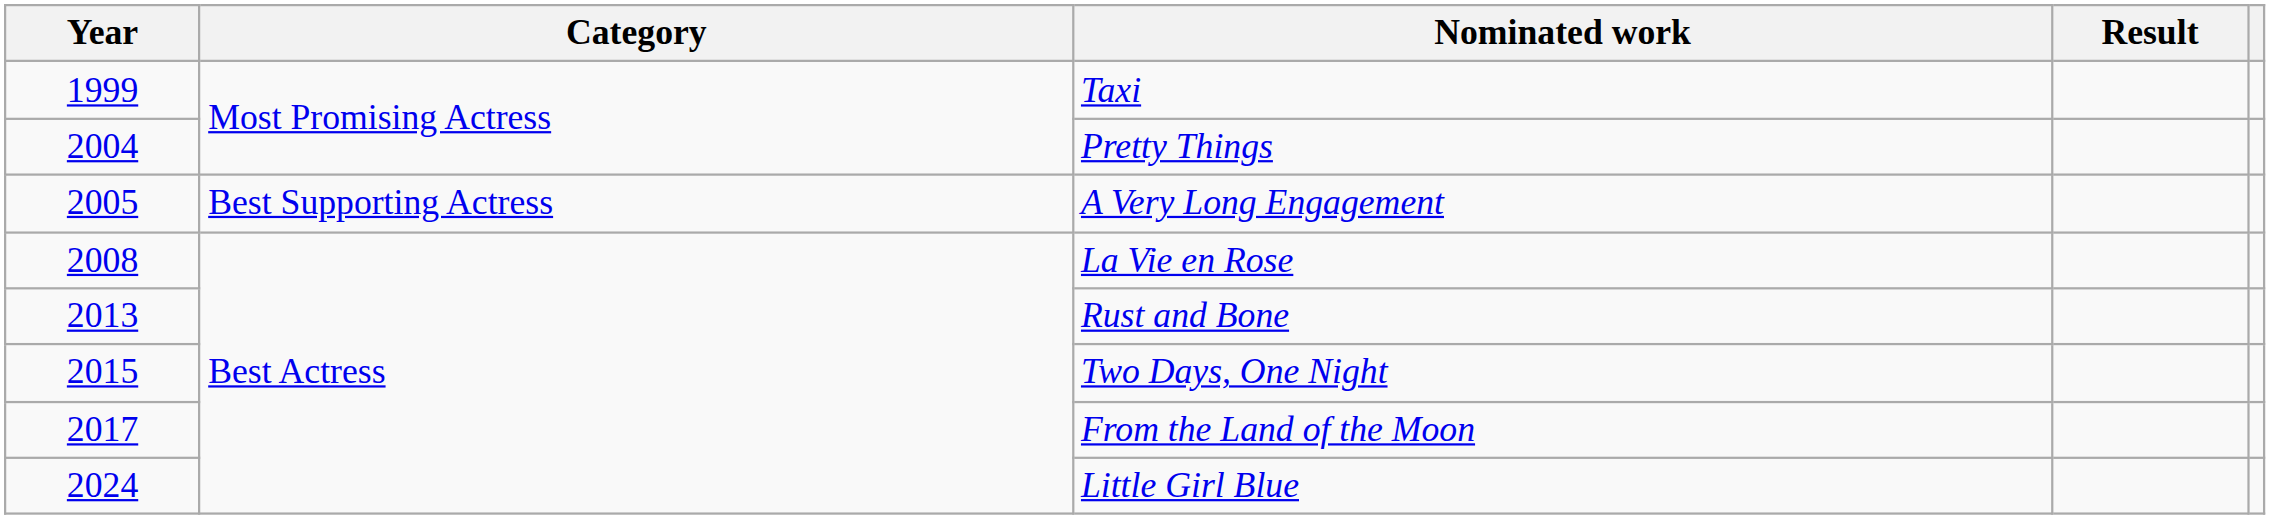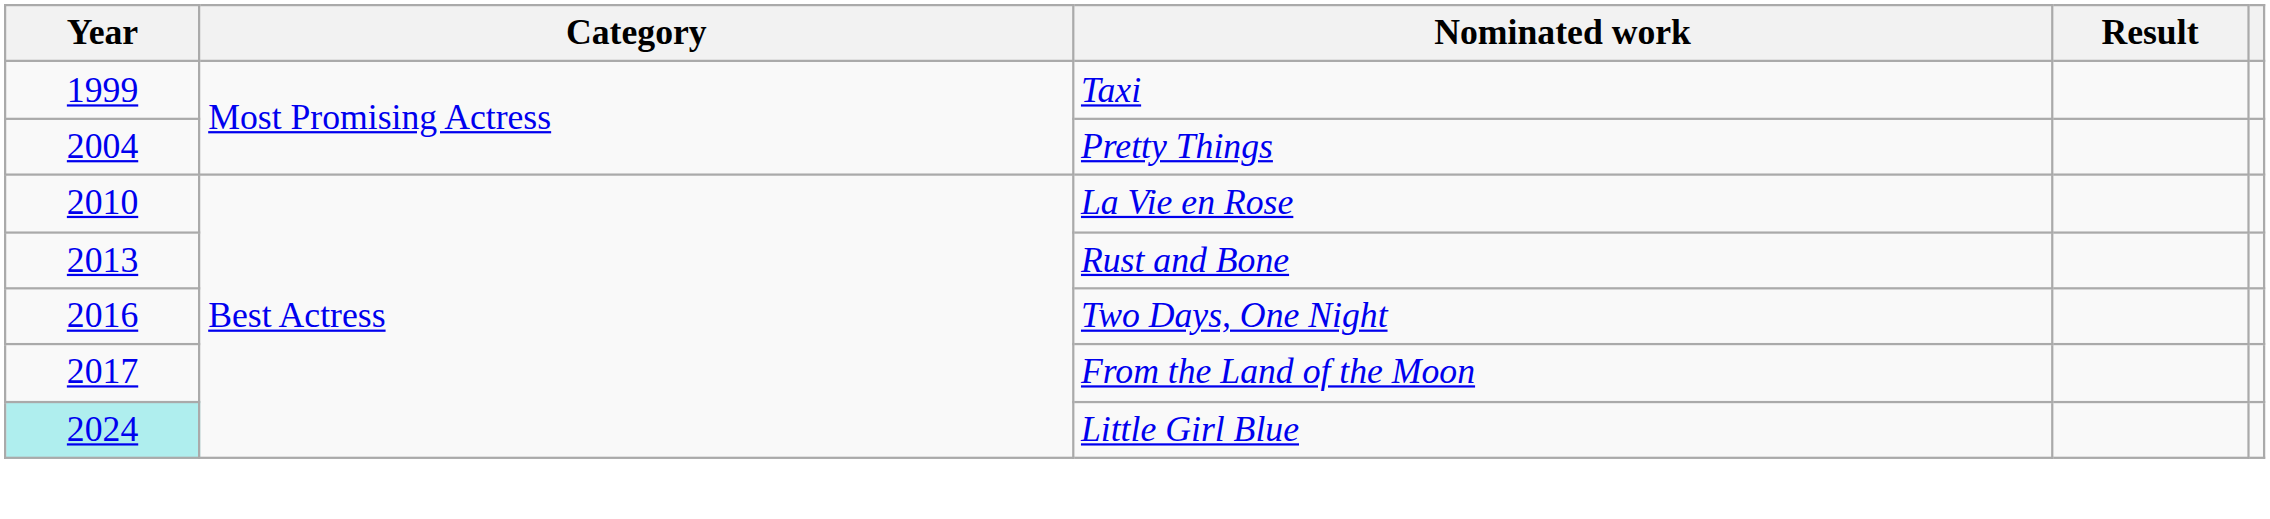- row: (1262, 202)
(103, 259) 2008 -> (103, 202) 2010
(103, 372) 2015 -> (103, 315) 2016
(103, 485) no background -> (103, 428) paleturquoise background
